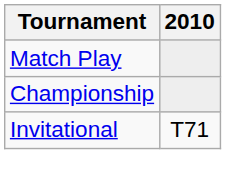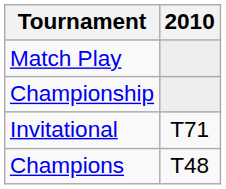+ row: (67, 165)
